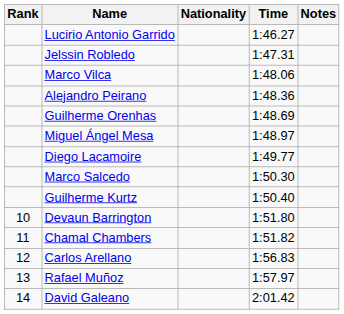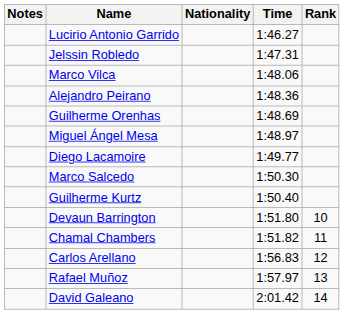columns swapped: (23, 14) <-> (318, 14)
